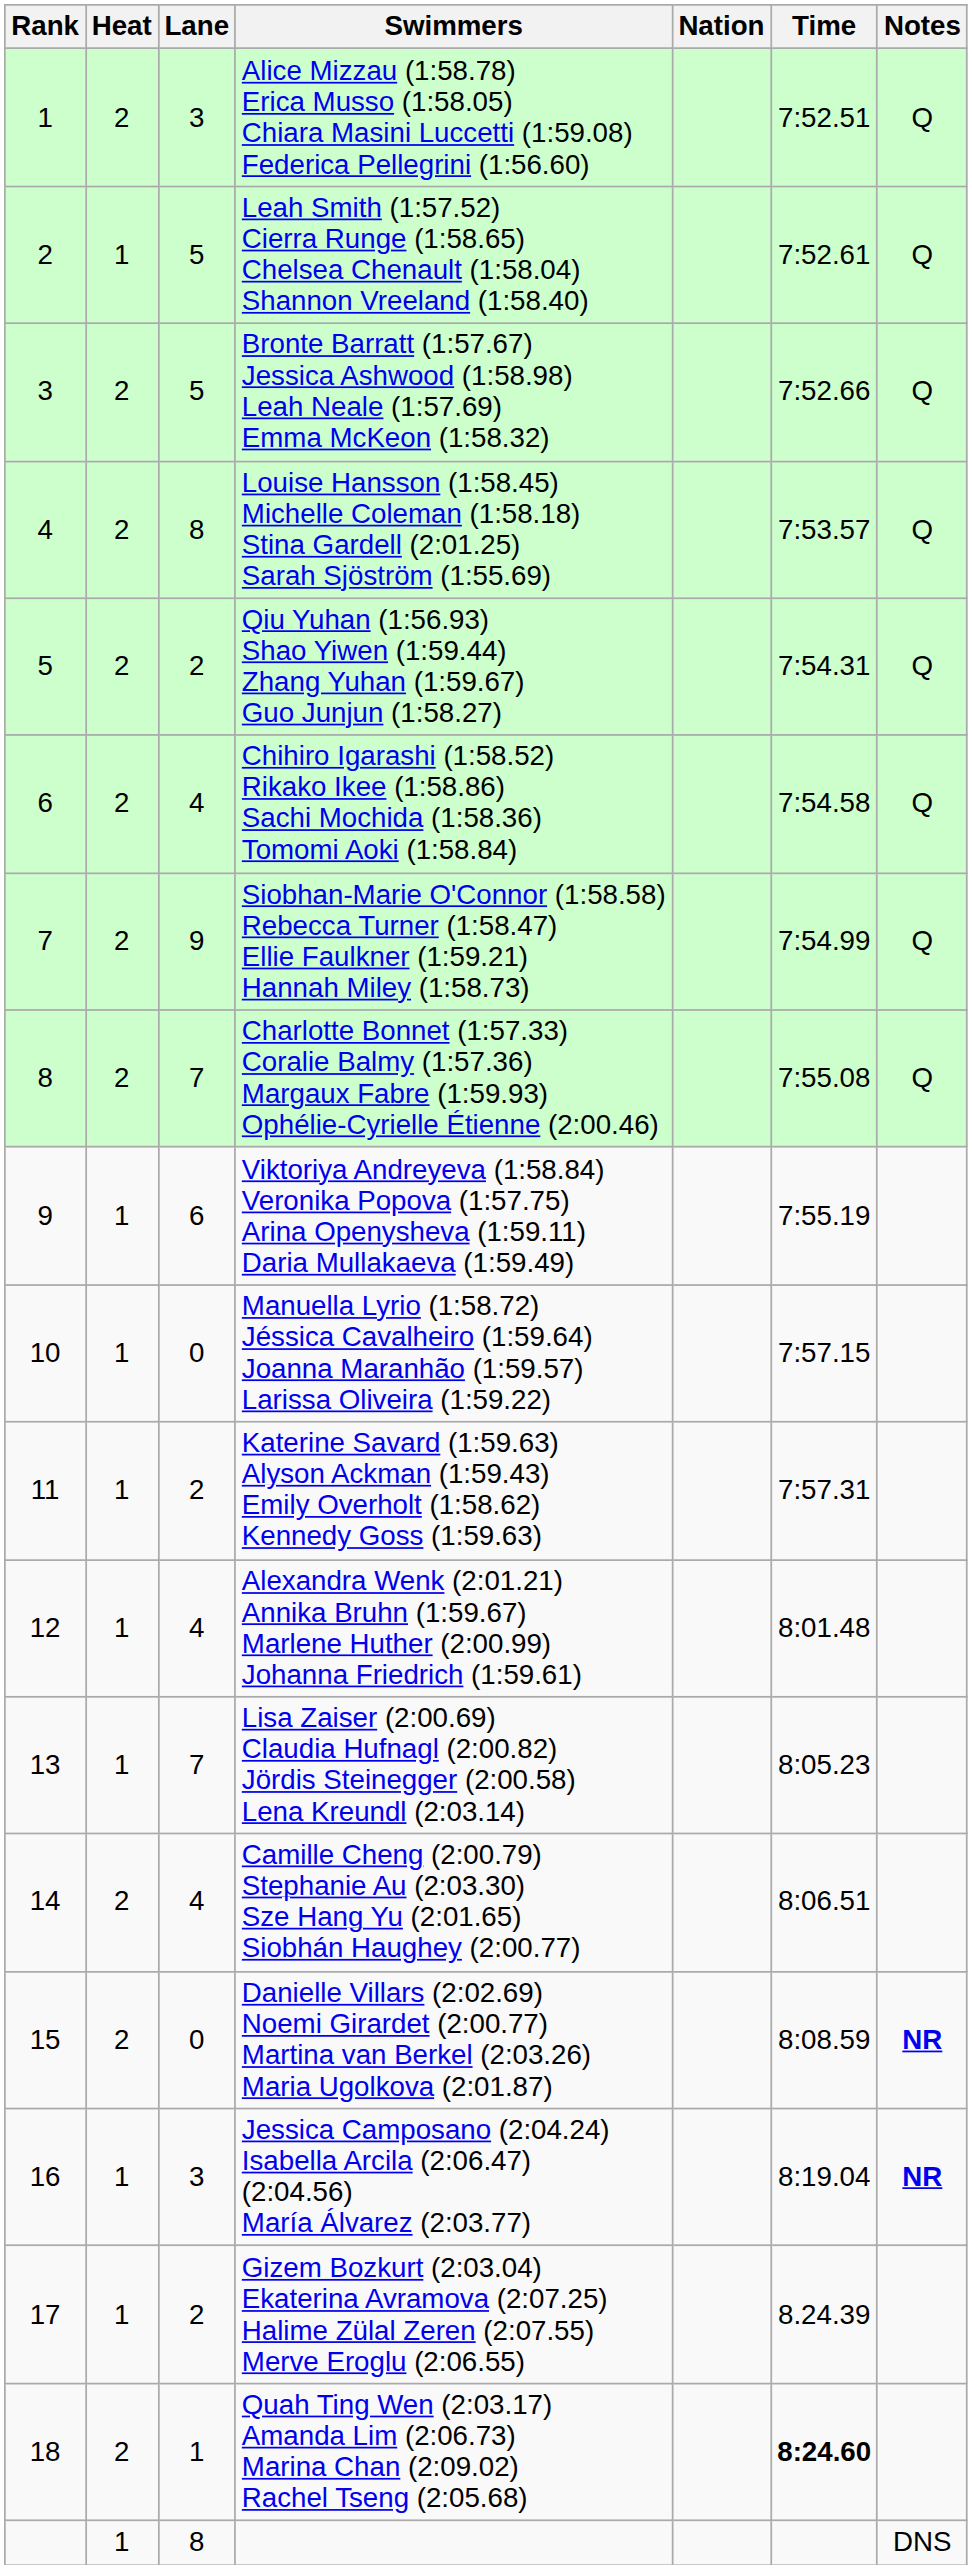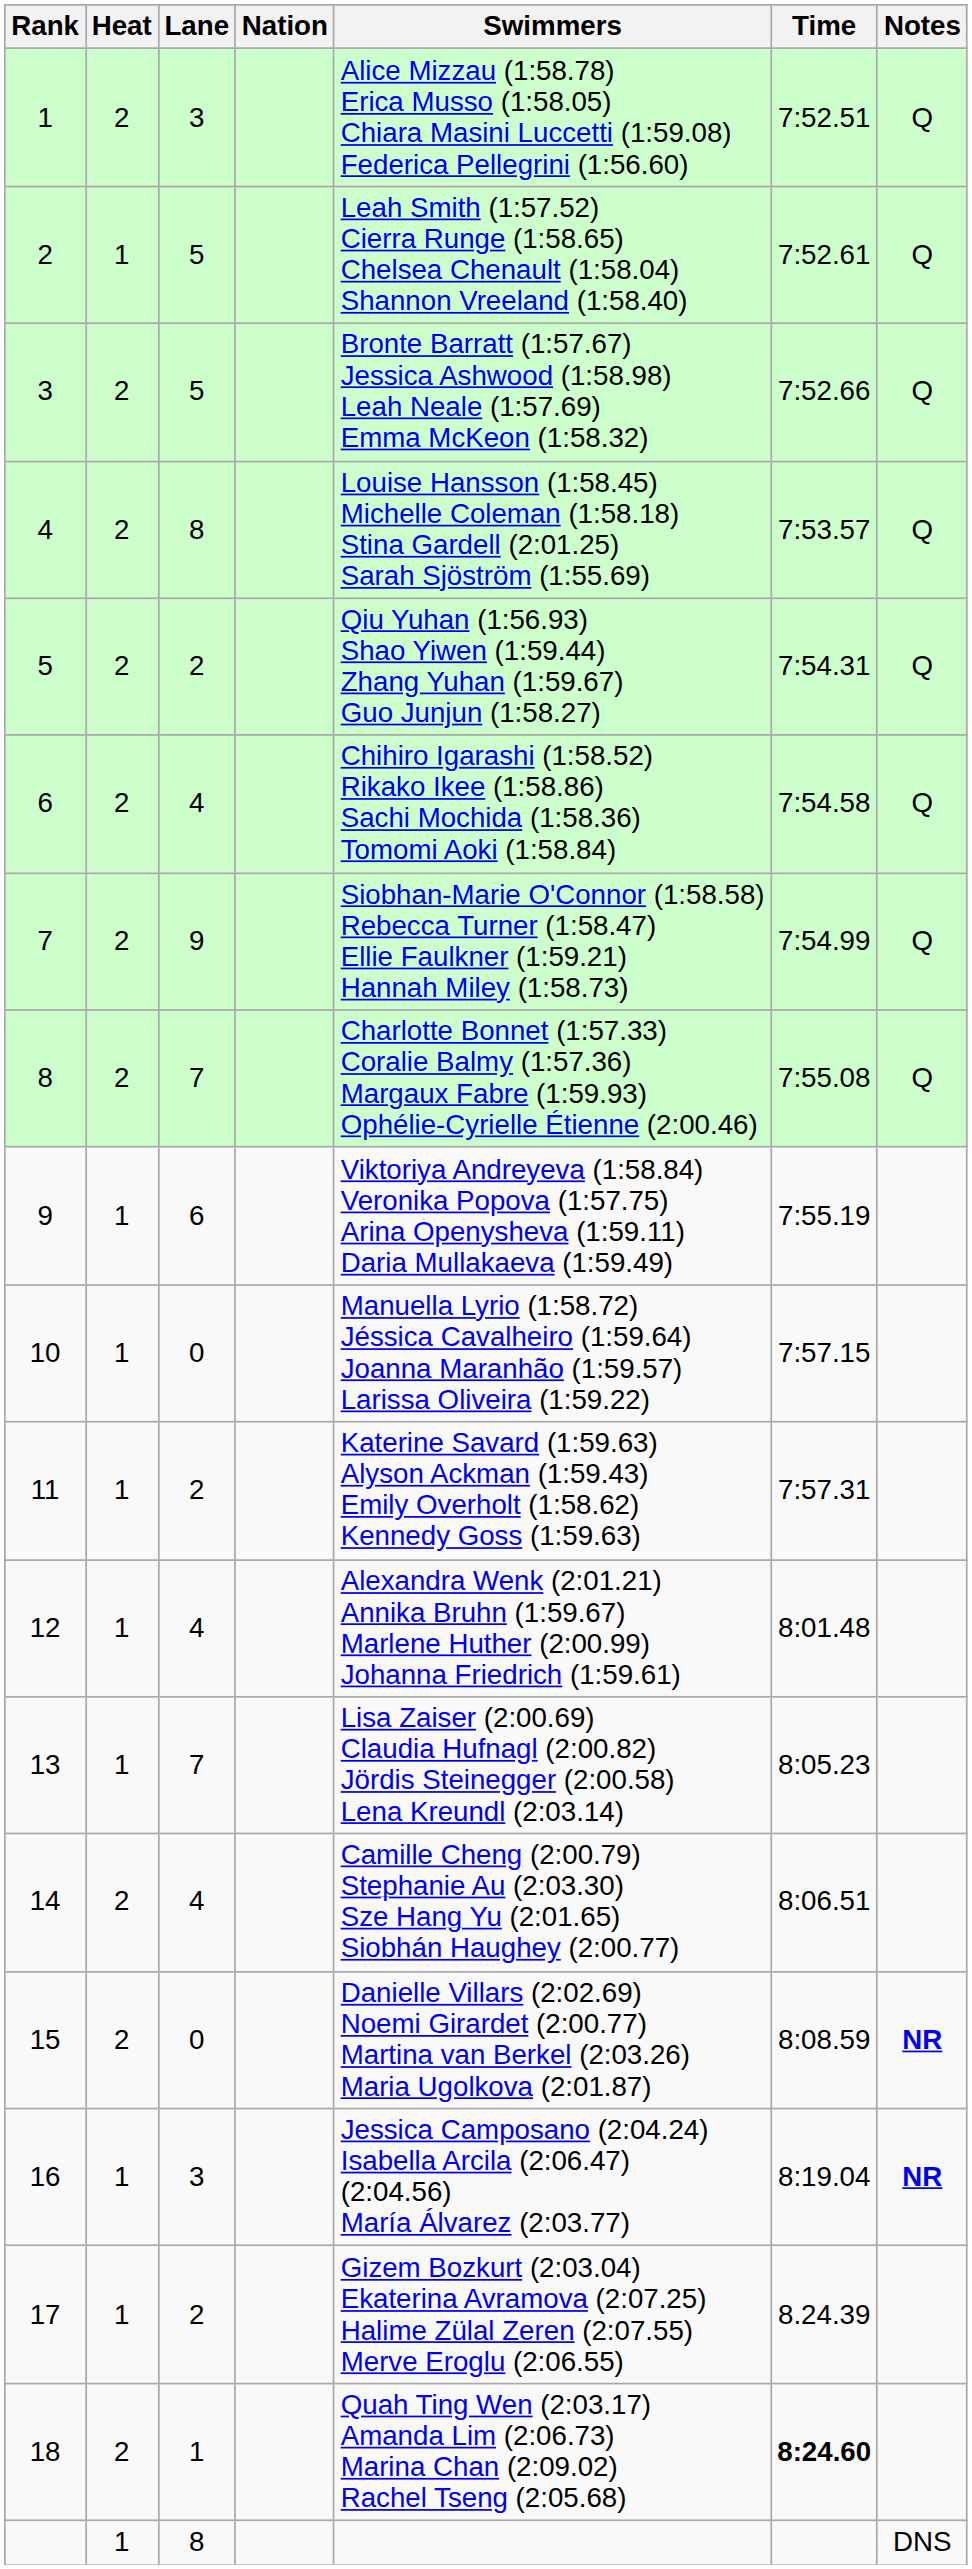columns swapped: (721, 26) <-> (454, 26)
